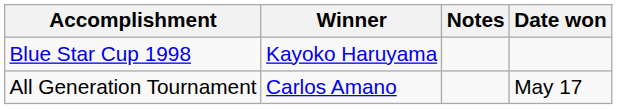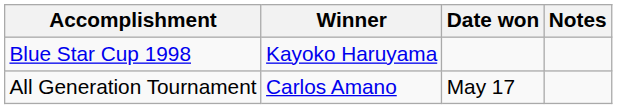columns swapped: (560, 20) <-> (476, 20)
